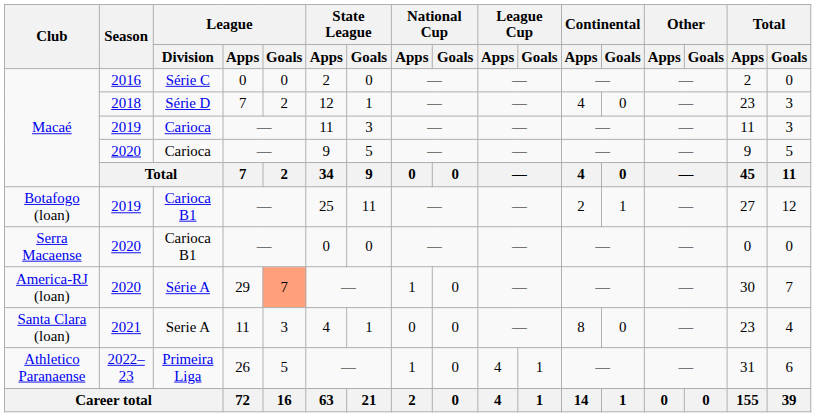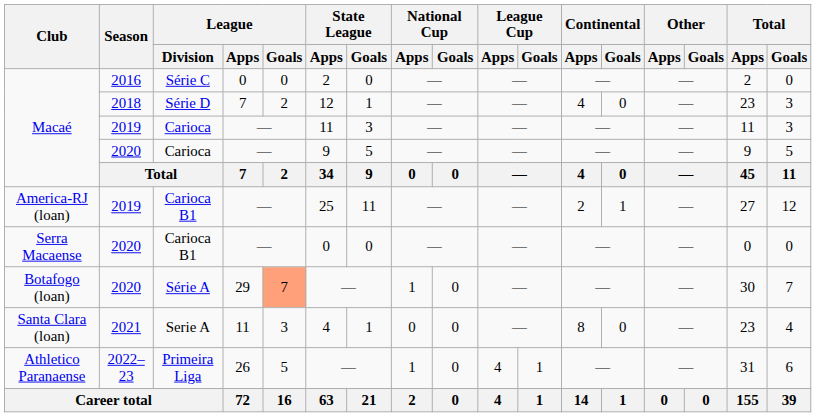(52, 206) Botafogo (loan) -> (52, 206) America-RJ (loan)
(52, 287) America-RJ (loan) -> (52, 287) Botafogo (loan)
